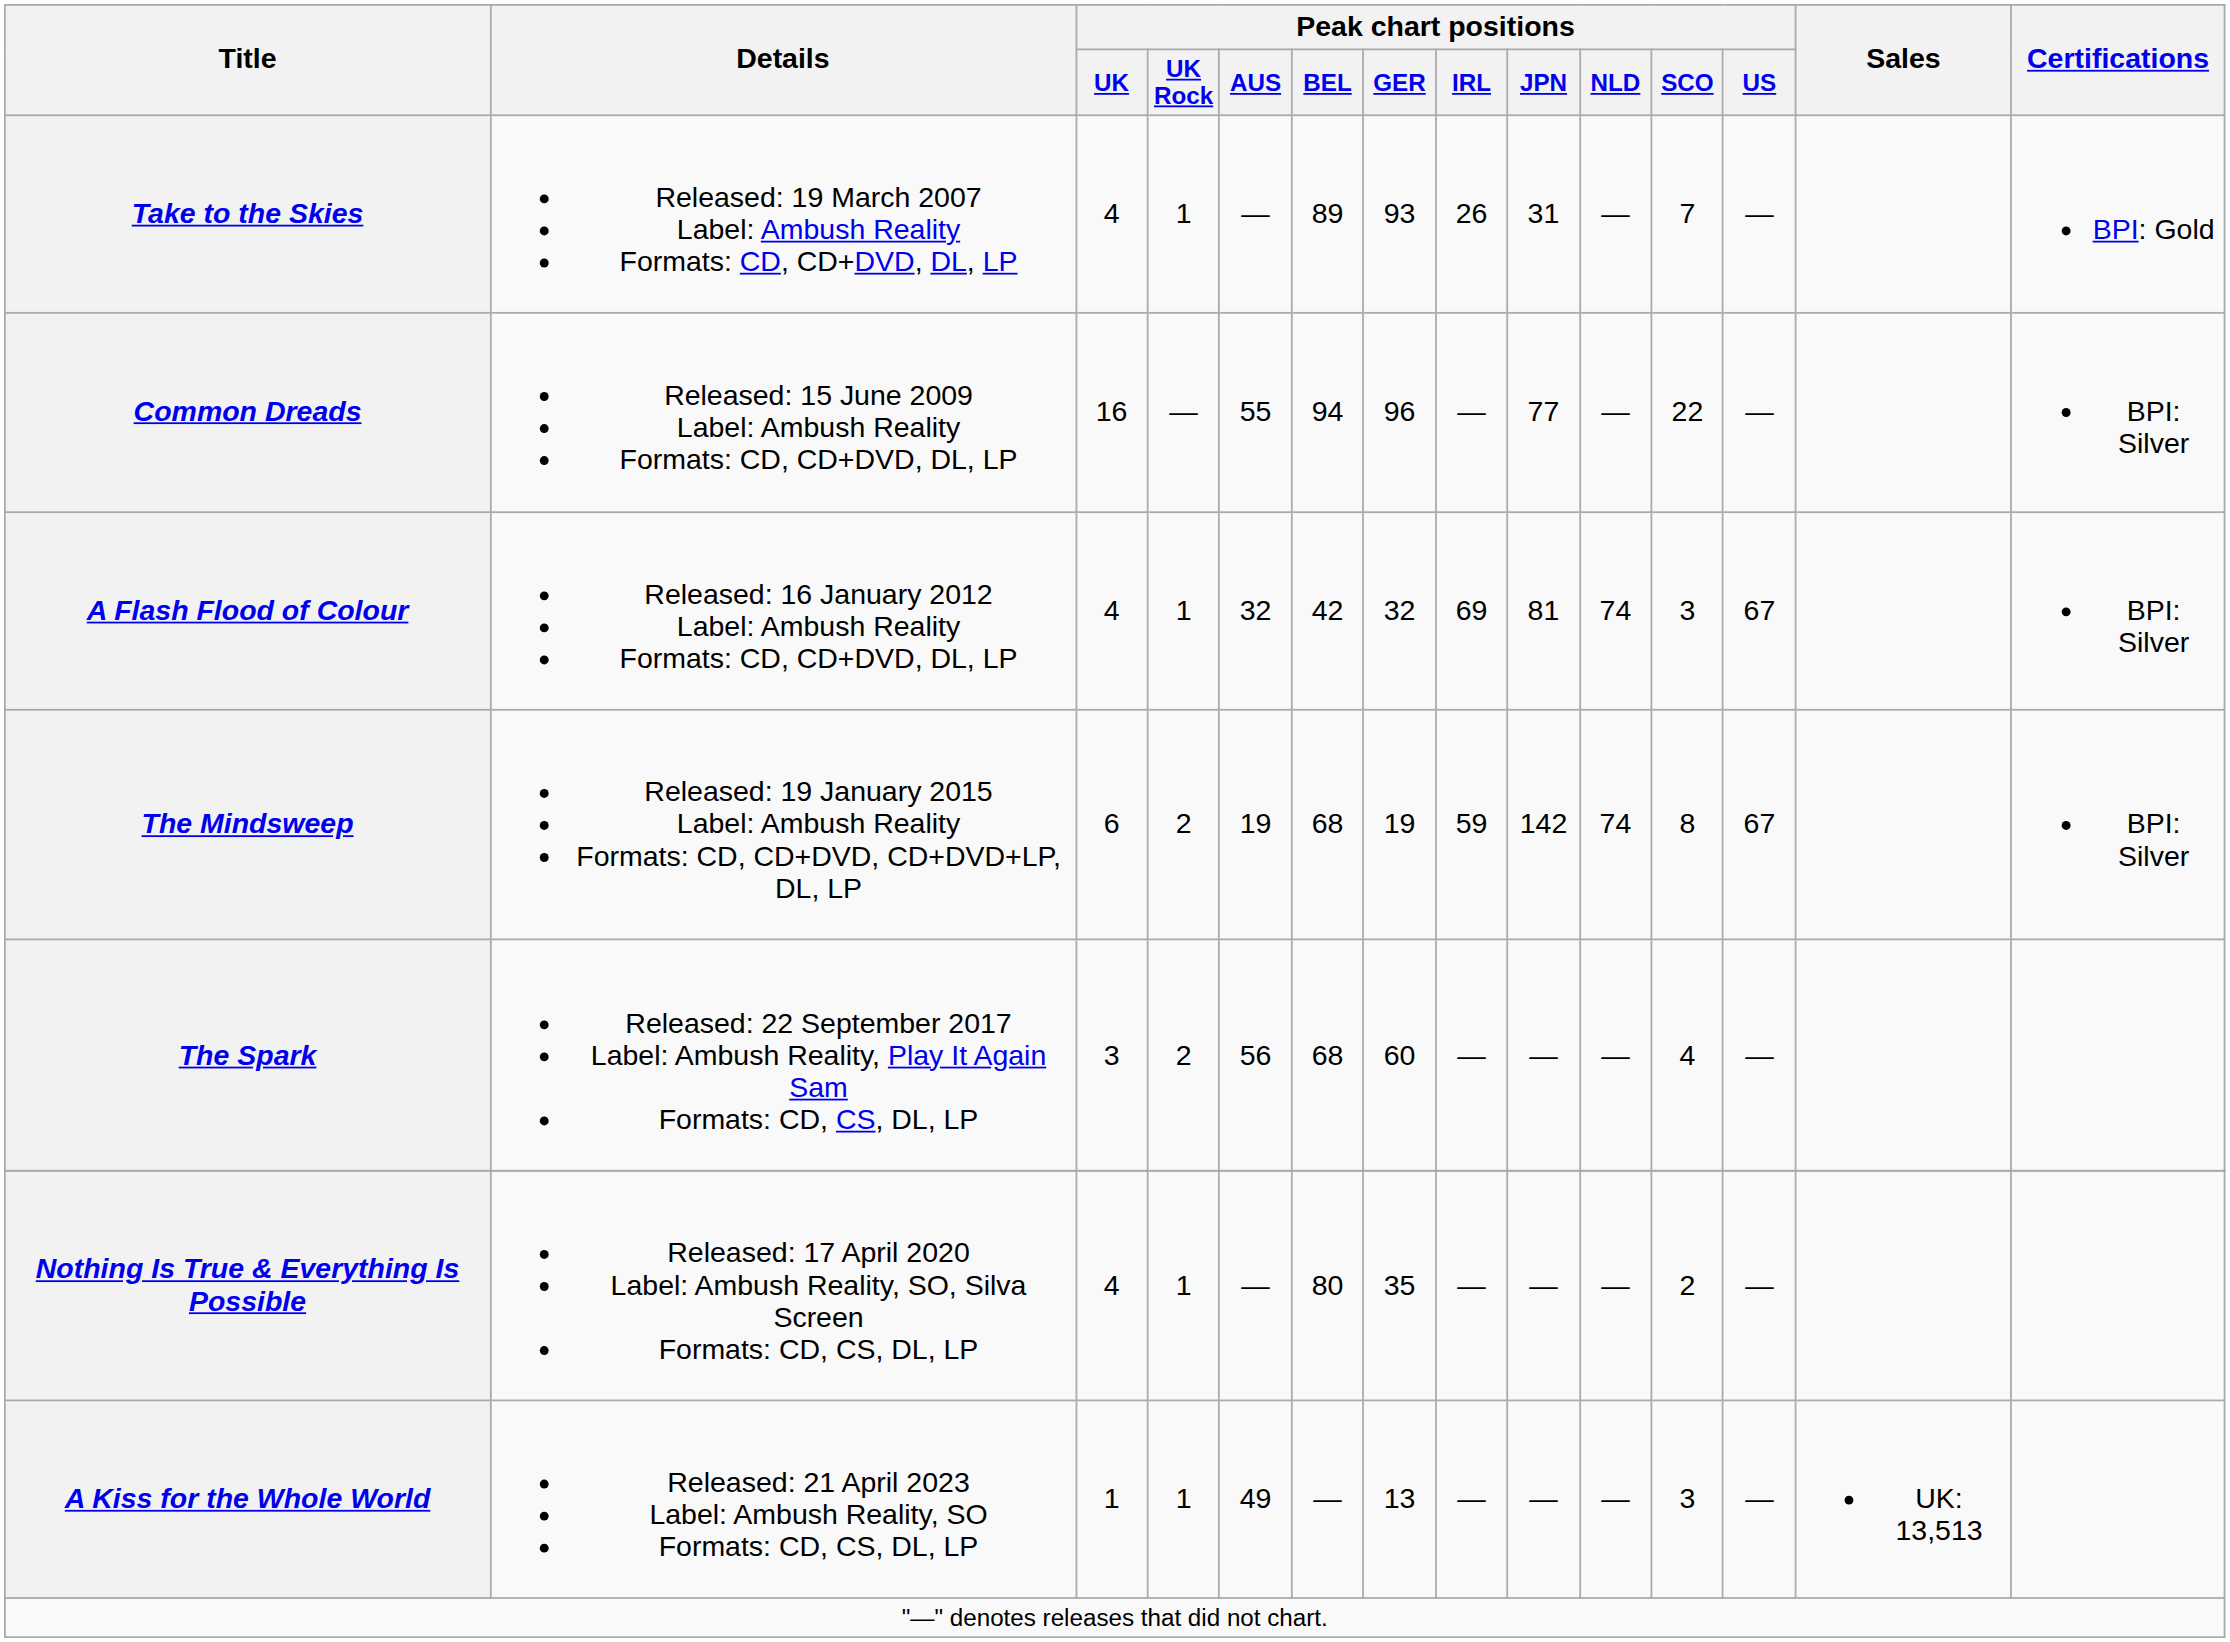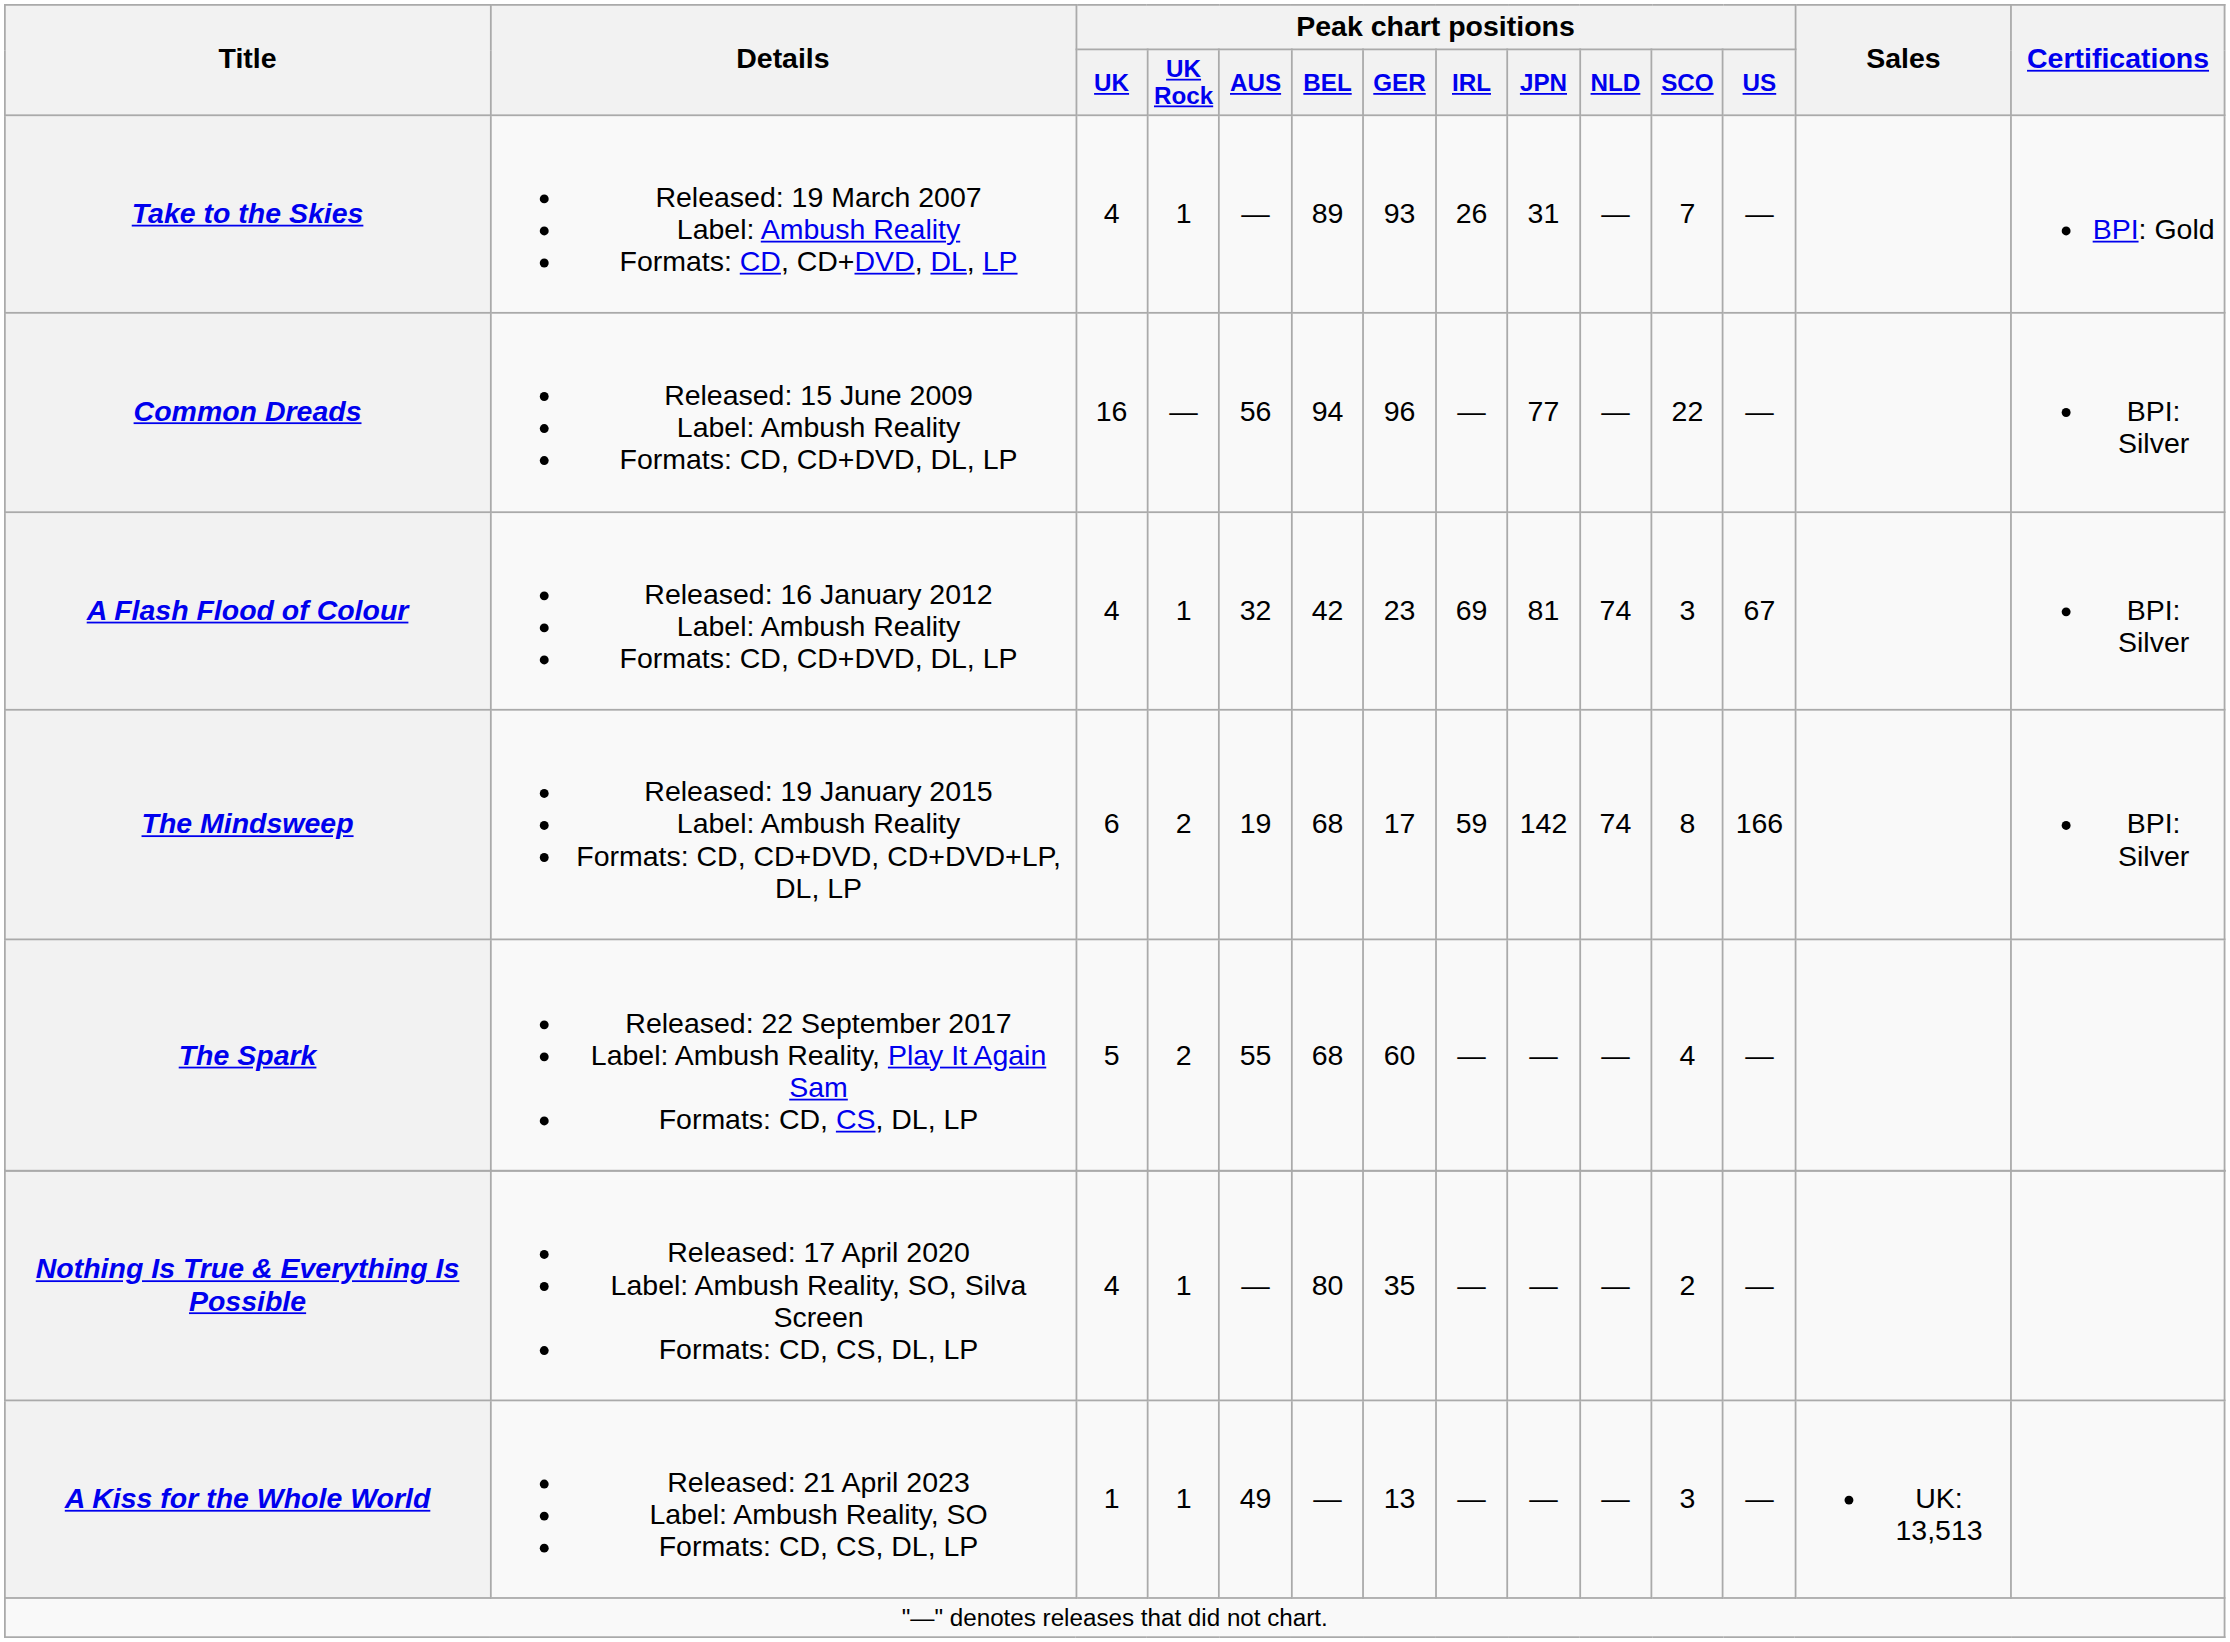(1256, 411) 55 -> (1256, 411) 56
(1400, 610) 32 -> (1400, 610) 23
(1400, 824) 19 -> (1400, 824) 17
(1759, 824) 67 -> (1759, 824) 166
(1112, 1054) 3 -> (1112, 1054) 5
(1256, 1054) 56 -> (1256, 1054) 55
